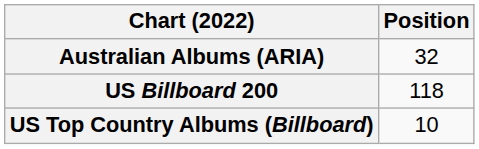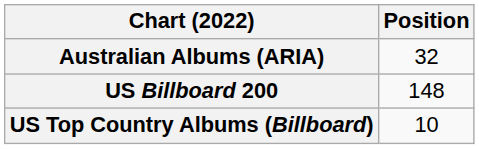(427, 90) 118 -> (427, 90) 148
